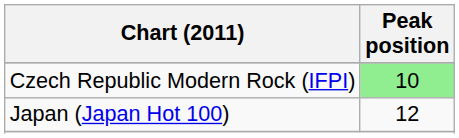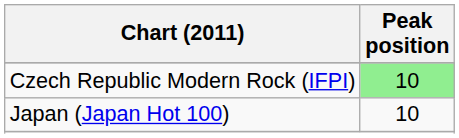(407, 114) 12 -> (407, 114) 10
